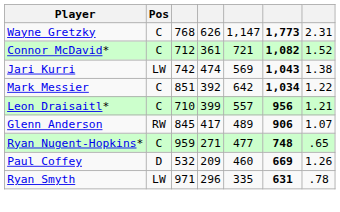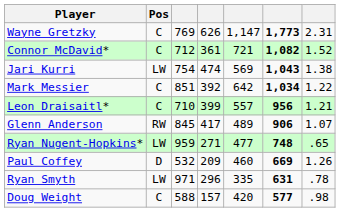(185, 32) 768 -> (185, 32) 769
(185, 69) 742 -> (185, 69) 754
(159, 143) C -> (159, 143) LW
+ row: (45, 198)
